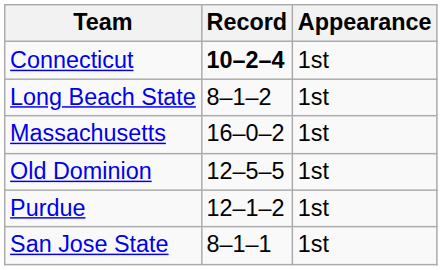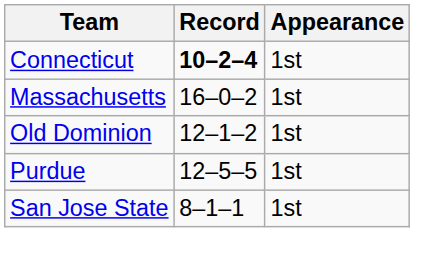- row: (103, 97)
(246, 171) 12–5–5 -> (218, 134) 12–1–2
(246, 208) 12–1–2 -> (218, 171) 12–5–5
